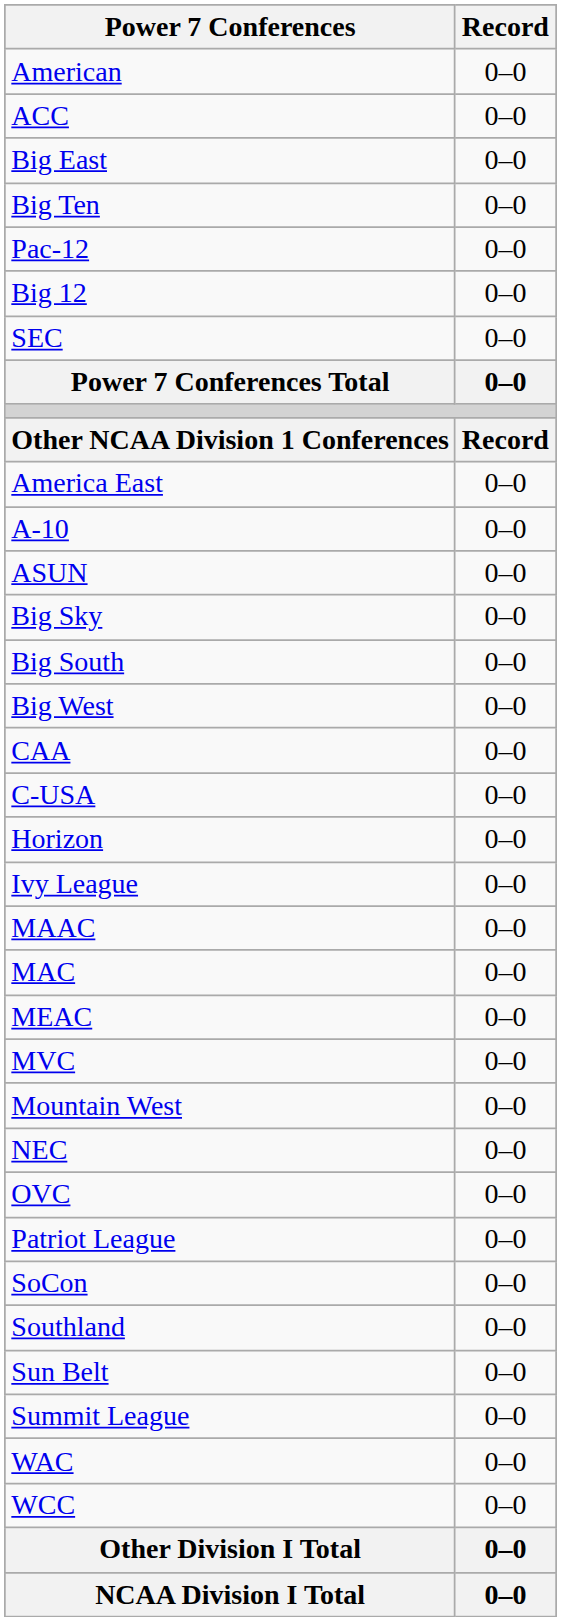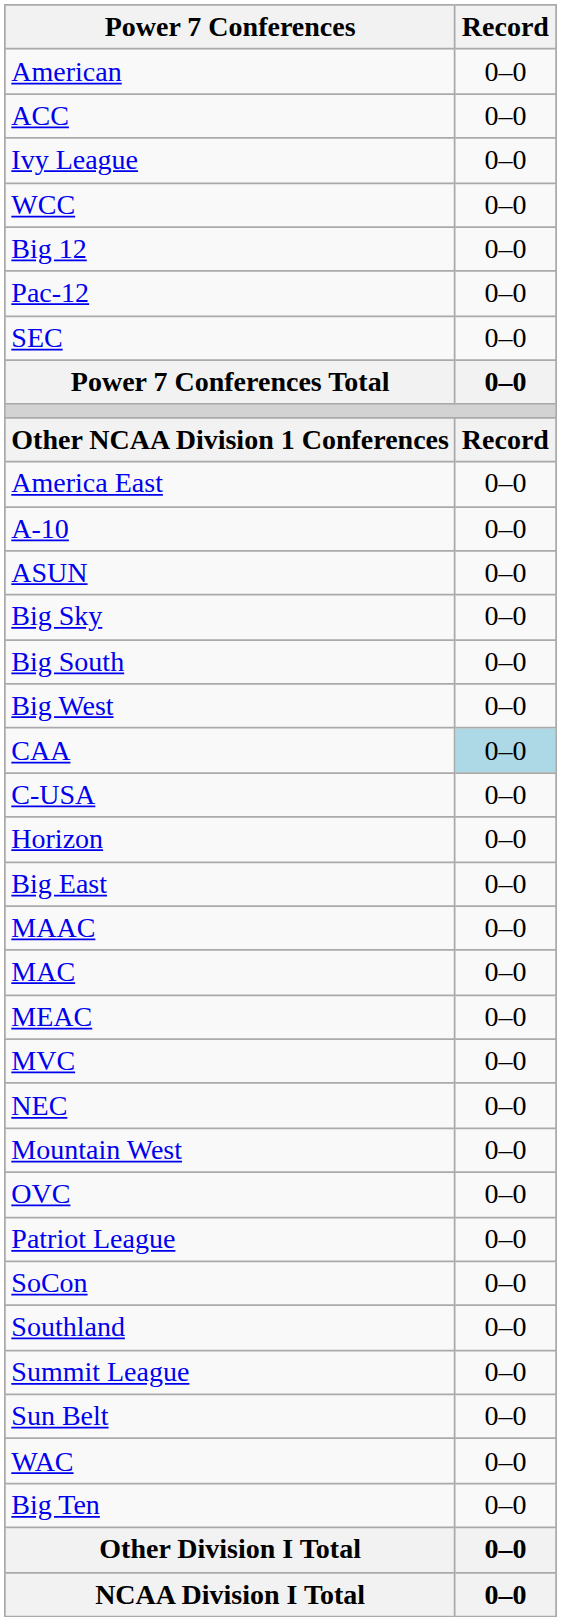rows swapped: (59, 159) <-> (75, 883)
rows swapped: (56, 204) <-> (43, 1505)
rows swapped: (49, 293) <-> (50, 248)
(505, 750) no background -> (505, 750) lightblue background
rows swapped: (97, 1105) <-> (39, 1149)
rows swapped: (100, 1416) <-> (60, 1371)
